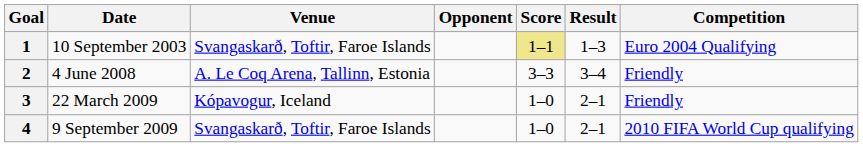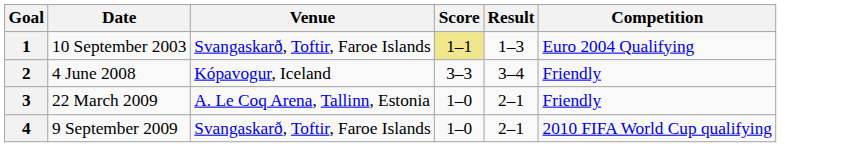- column: (476, 18)
(312, 73) A. Le Coq Arena, Tallinn, Estonia -> (263, 73) Kópavogur, Iceland
(263, 100) Kópavogur, Iceland -> (312, 100) A. Le Coq Arena, Tallinn, Estonia
